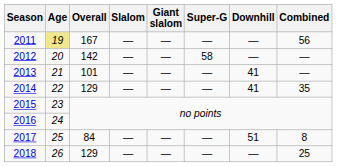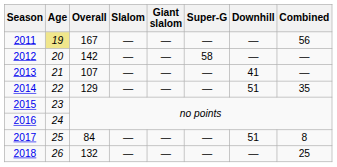(89, 72) 101 -> (89, 72) 107
(253, 89) 41 -> (253, 89) 51
(89, 154) 129 -> (89, 154) 132
